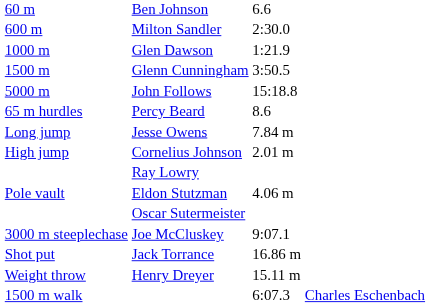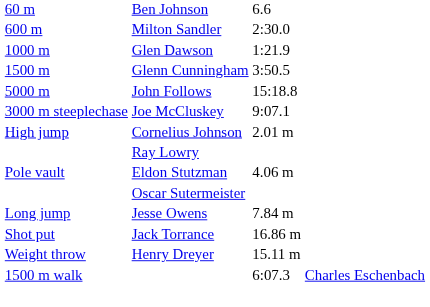- row: (168, 111)
rows swapped: (178, 234) <-> (169, 131)
